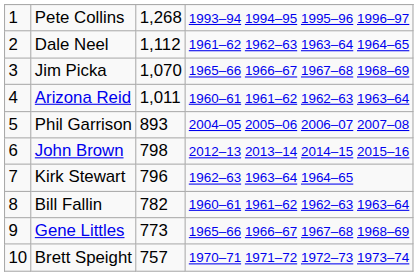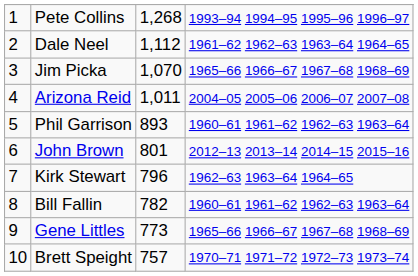(299, 98) 1960–61 1961–62 1962–63 1963–64 -> (299, 98) 2004–05 2005–06 2006–07 2007–08
(299, 124) 2004–05 2005–06 2006–07 2007–08 -> (299, 124) 1960–61 1961–62 1962–63 1963–64
(154, 151) 798 -> (154, 151) 801
